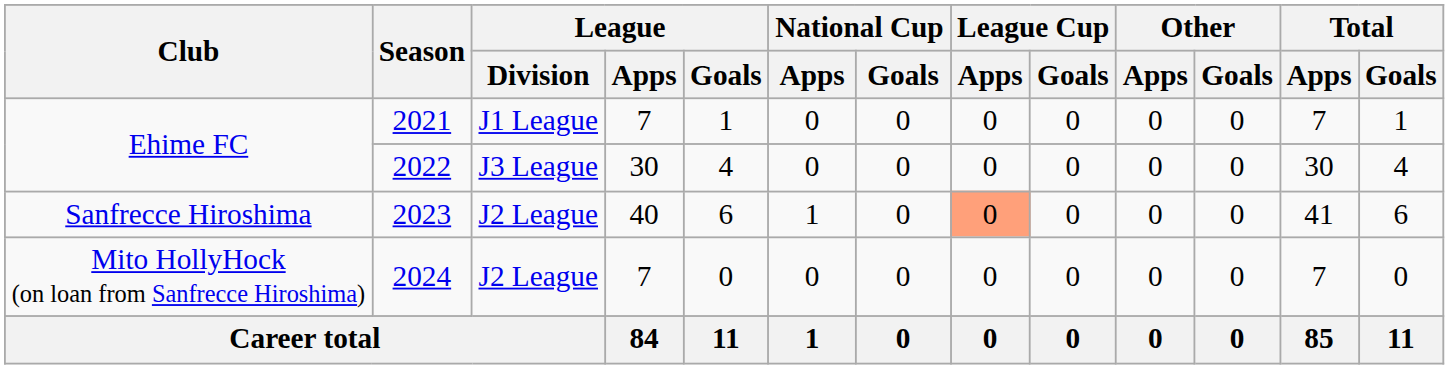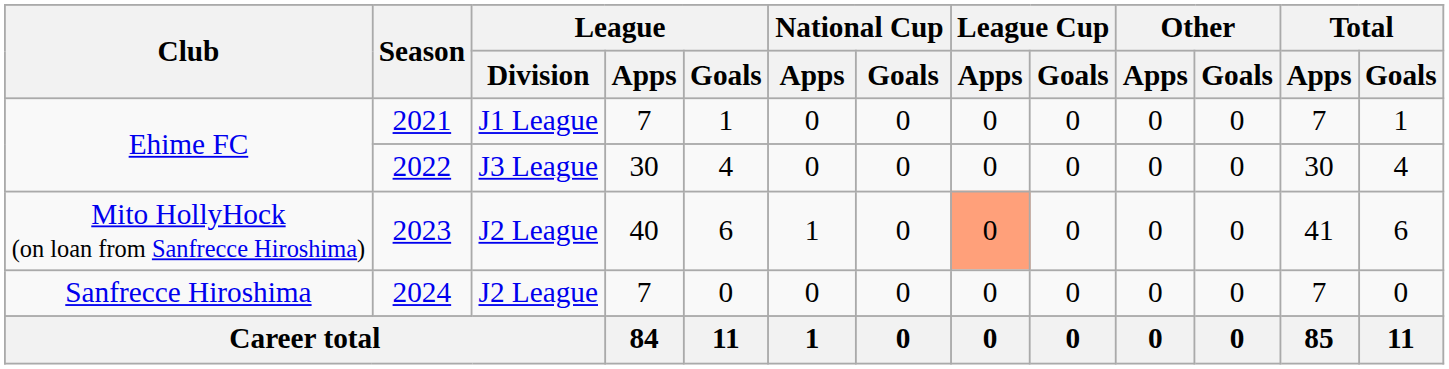(188, 213) Sanfrecce Hiroshima -> (188, 229) Mito HollyHock (on loan from Sanfrecce Hiroshima)
(188, 276) Mito HollyHock (on loan from Sanfrecce Hiroshima) -> (188, 292) Sanfrecce Hiroshima
